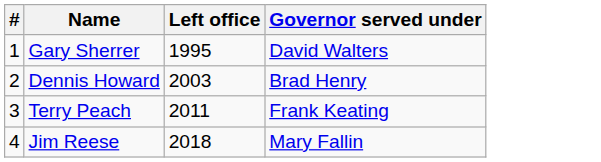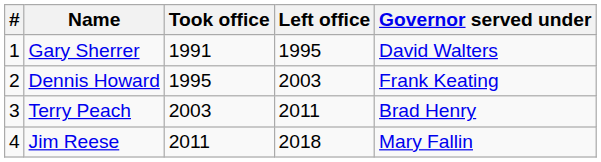+ column: (219, 19)
(318, 80) Brad Henry -> (439, 80) Frank Keating
(329, 111) Frank Keating -> (428, 111) Brad Henry
